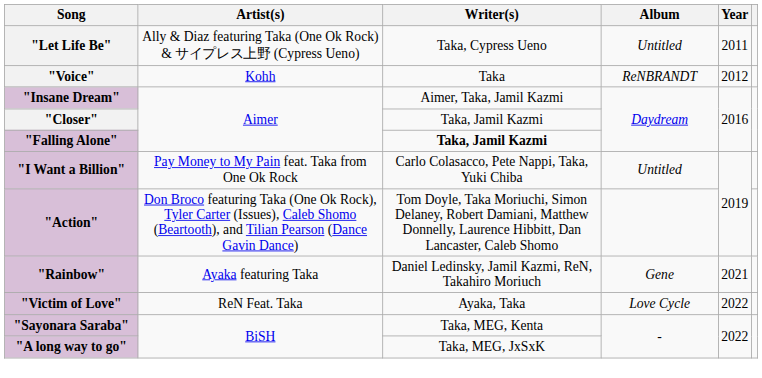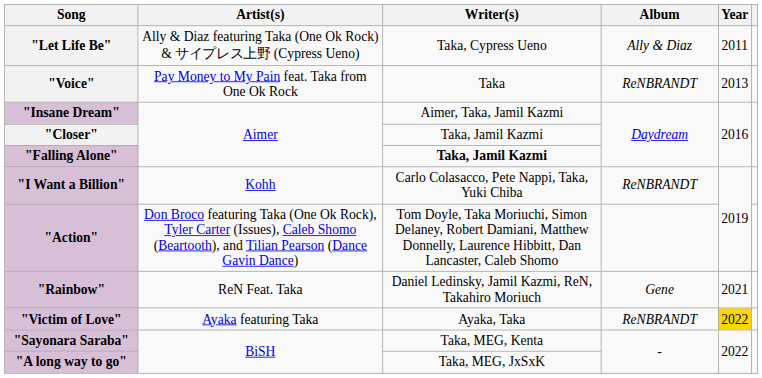(660, 45) Untitled -> (660, 45) Ally & Diaz
(260, 76) Kohh -> (260, 83) Pay Money to My Pain feat. Taka from One Ok Rock
(735, 76) 2012 -> (735, 83) 2013
(260, 170) Pay Money to My Pain feat. Taka from One Ok Rock -> (260, 185) Kohh
(660, 170) Untitled -> (660, 185) ReNBRANDT
(260, 274) Ayaka featuring Taka -> (260, 289) ReN Feat. Taka
(260, 303) ReN Feat. Taka -> (260, 319) Ayaka featuring Taka
(660, 303) Love Cycle -> (660, 319) ReNBRANDT
(735, 303) no background -> (735, 319) gold background
